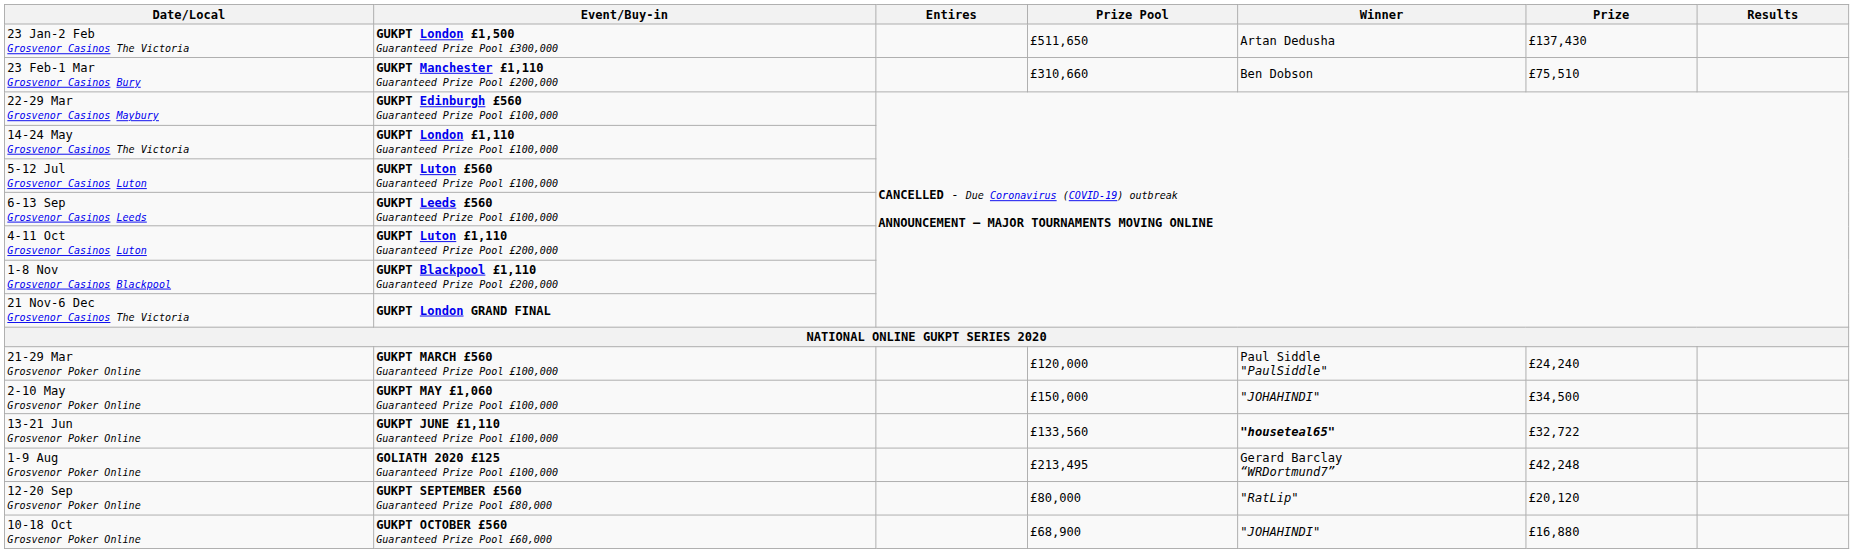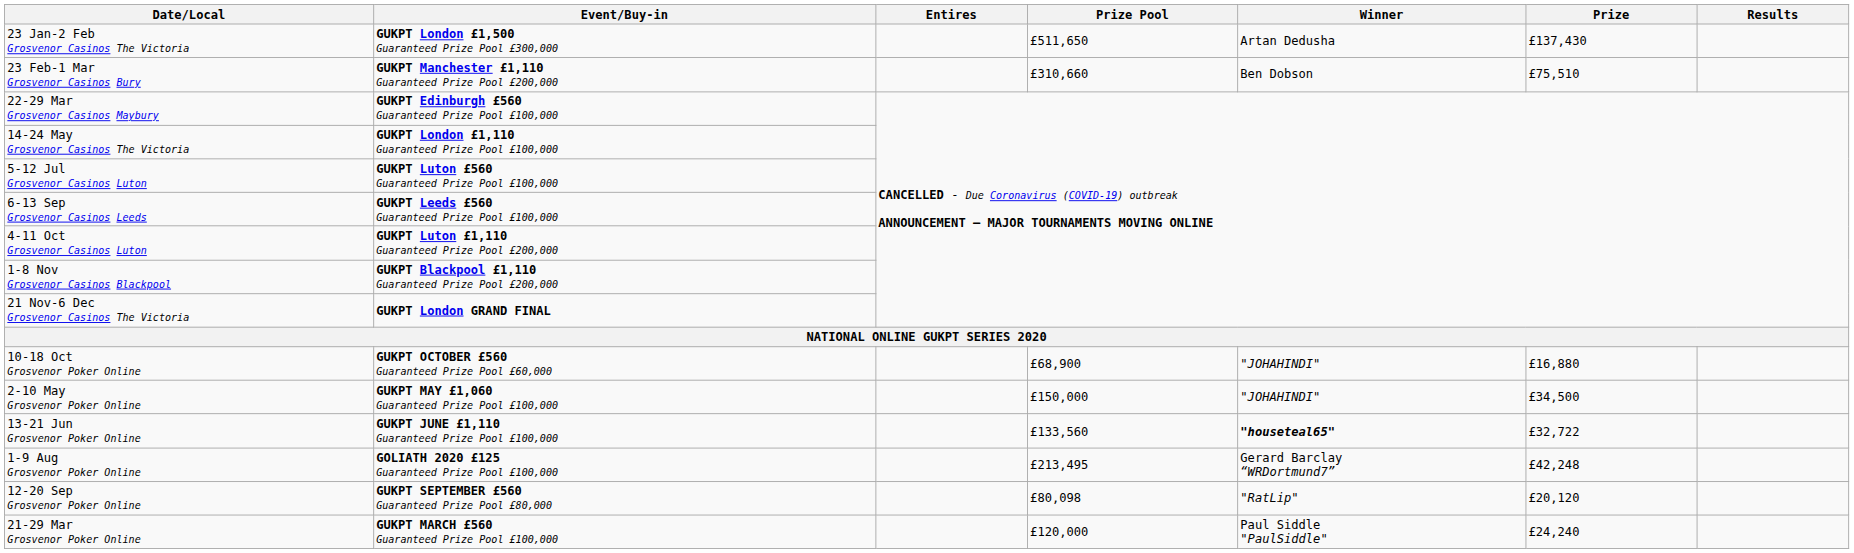rows swapped: (74, 364) <-> (74, 532)
(1056, 498) £80,000 -> (1056, 498) £80,098
